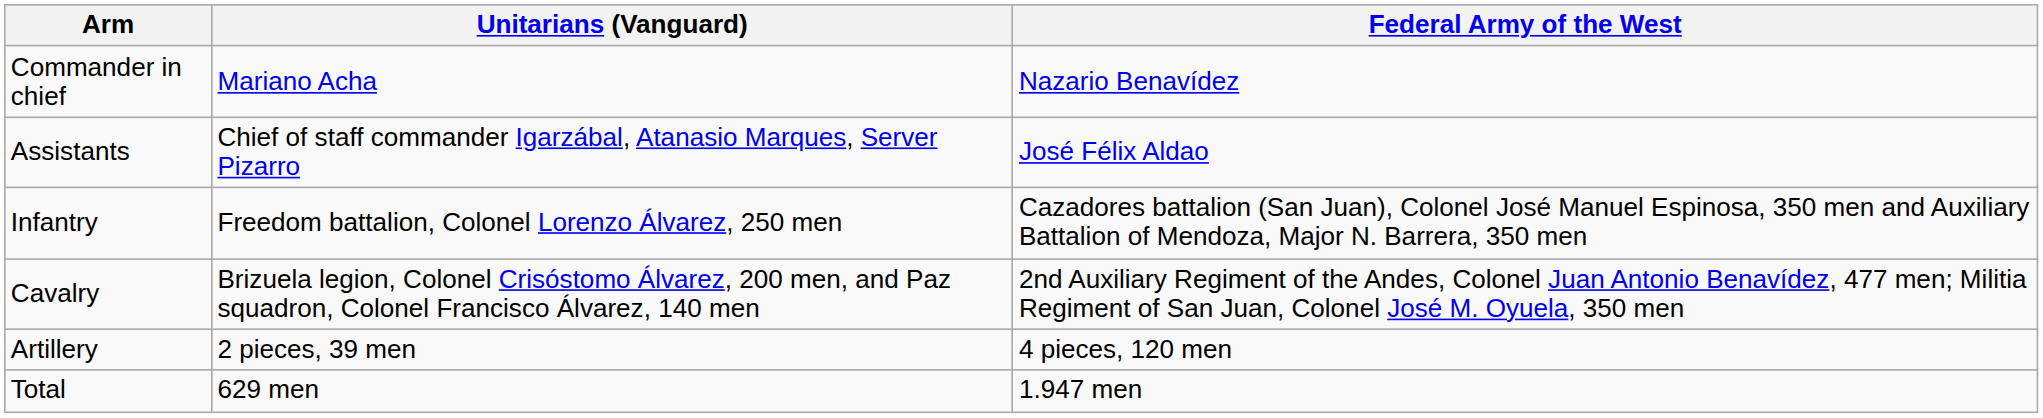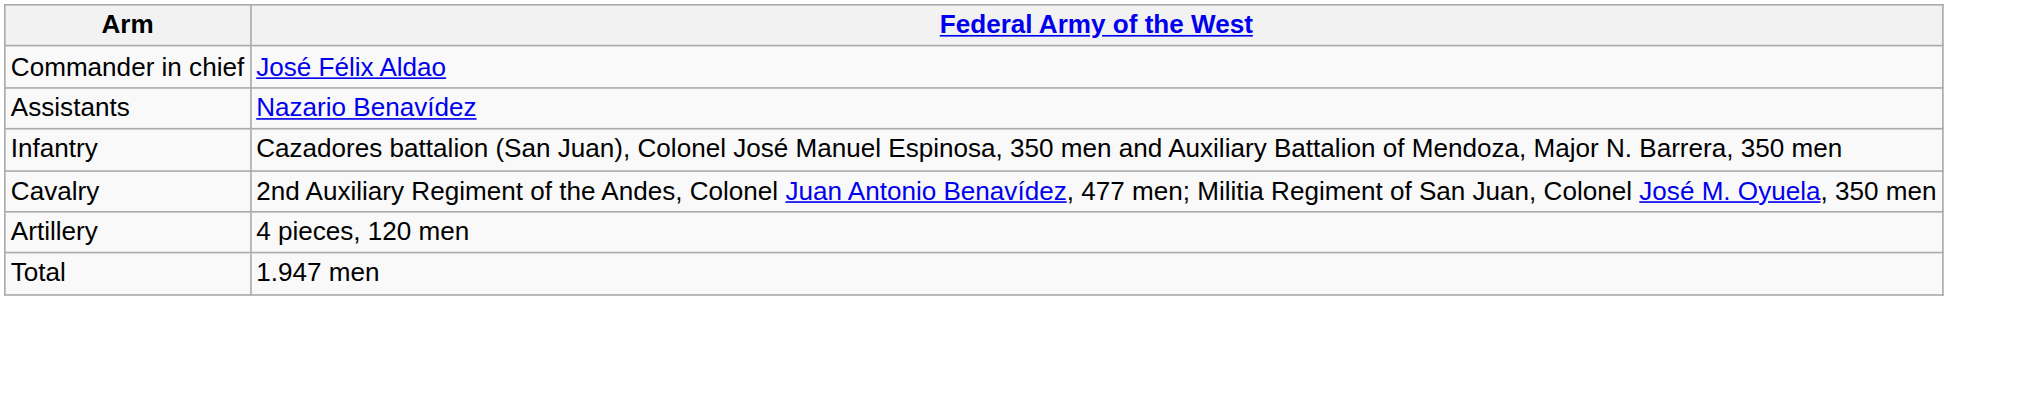- column: (612, 25)
(1129, 81) Nazario Benavídez -> (351, 66) José Félix Aldao
(1114, 151) José Félix Aldao -> (366, 107) Nazario Benavídez
